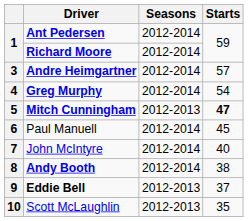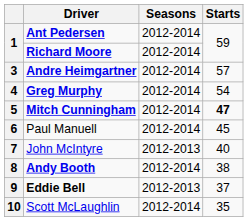(171, 110) 2012-2013 -> (171, 110) 2012-2014
(171, 149) 2012-2014 -> (171, 149) 2012-2013
(171, 206) 2012-2013 -> (171, 206) 2012-2014
